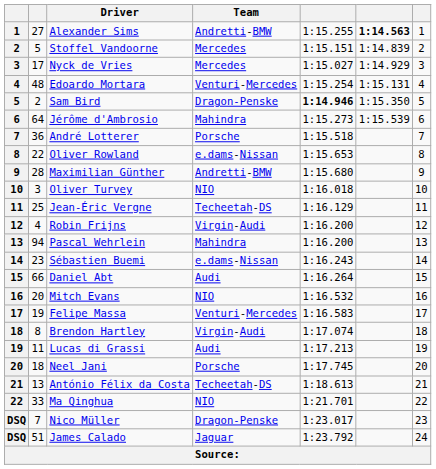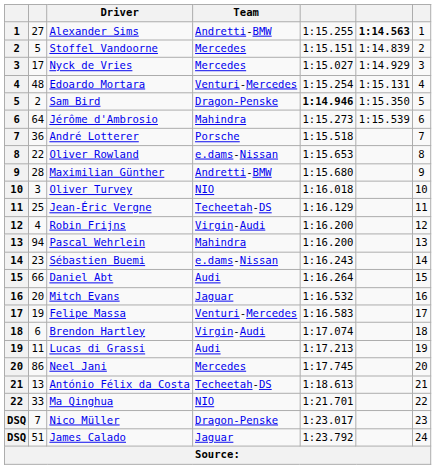(205, 296) NIO -> (214, 296) Jaguar
(38, 331) 8 -> (38, 331) 6
(38, 367) 18 -> (38, 367) 86
(217, 367) Porsche -> (221, 367) Mercedes
